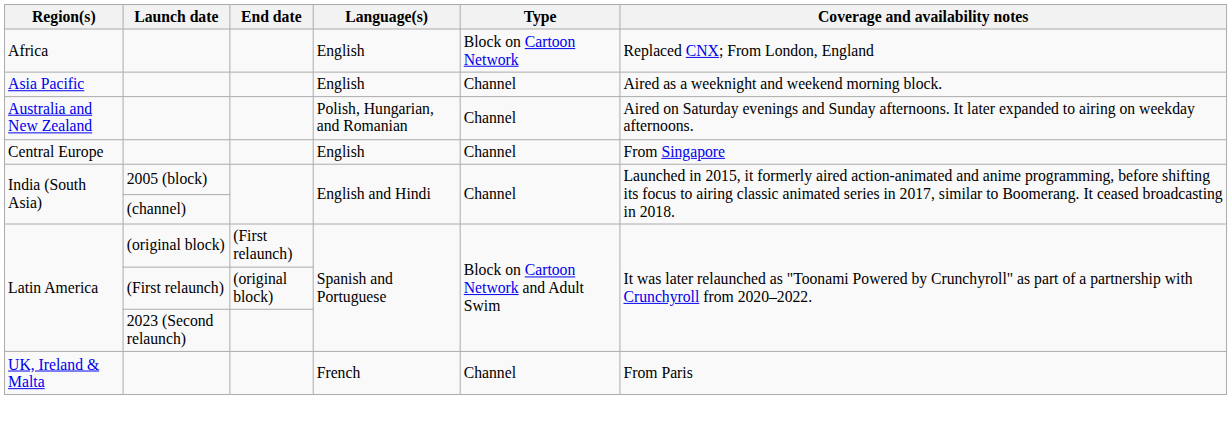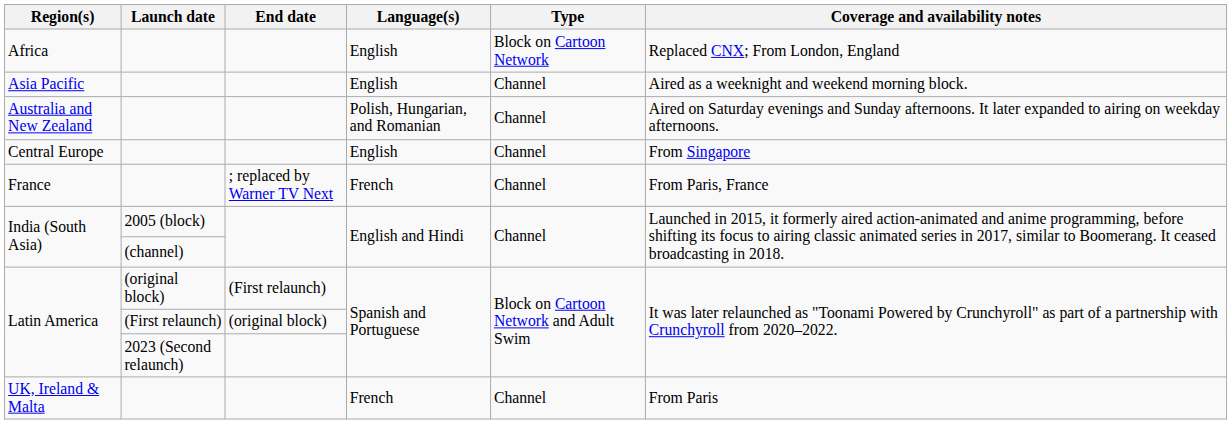+ row: (29, 185)
